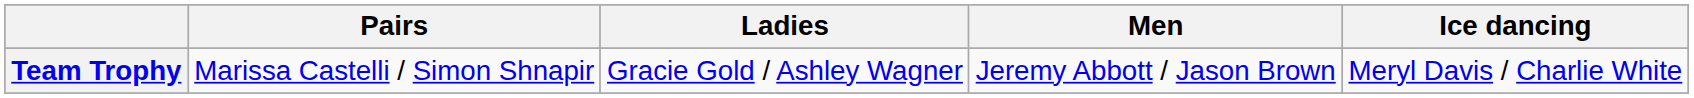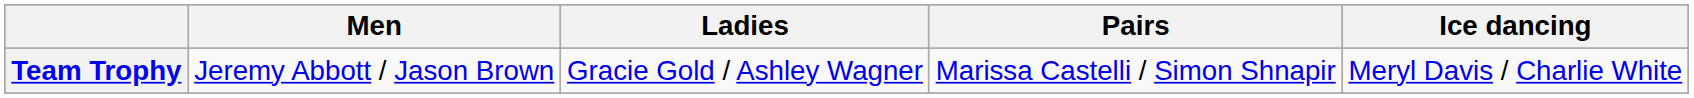columns swapped: (1156, 26) <-> (394, 26)
